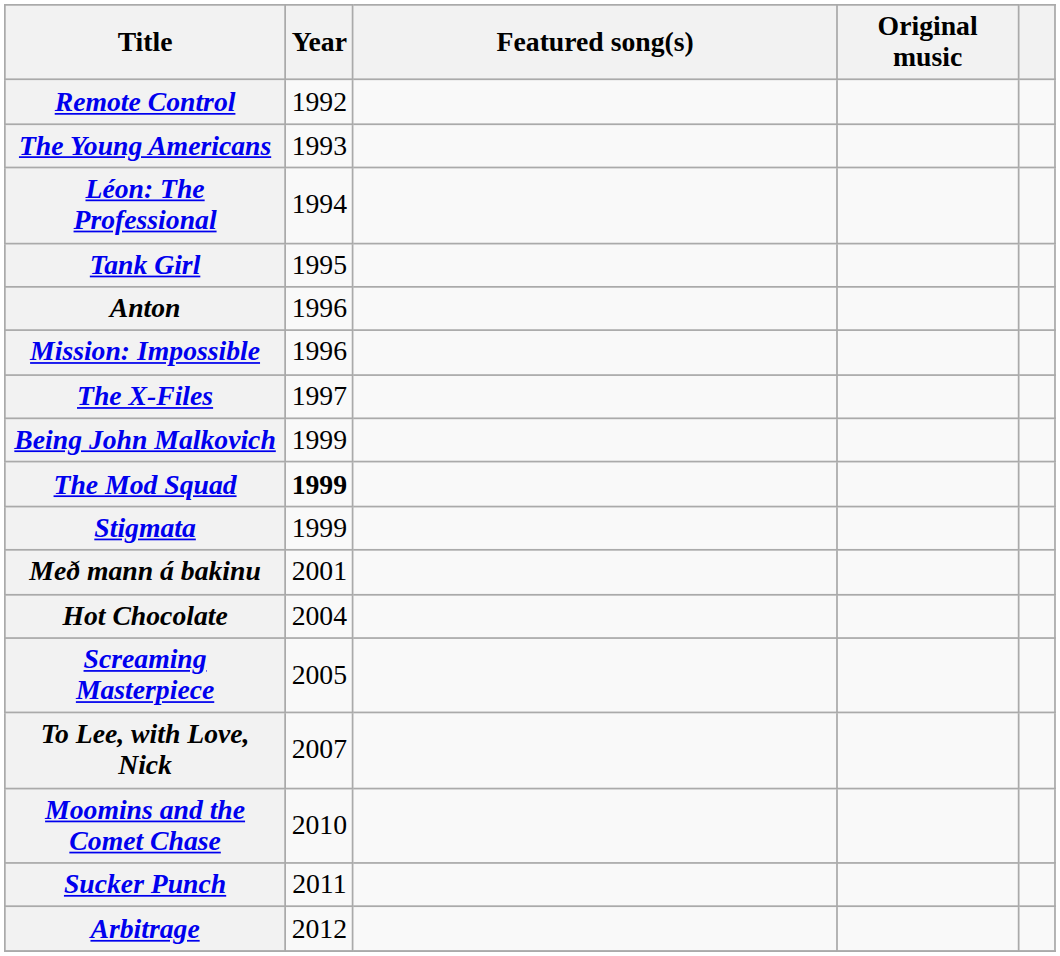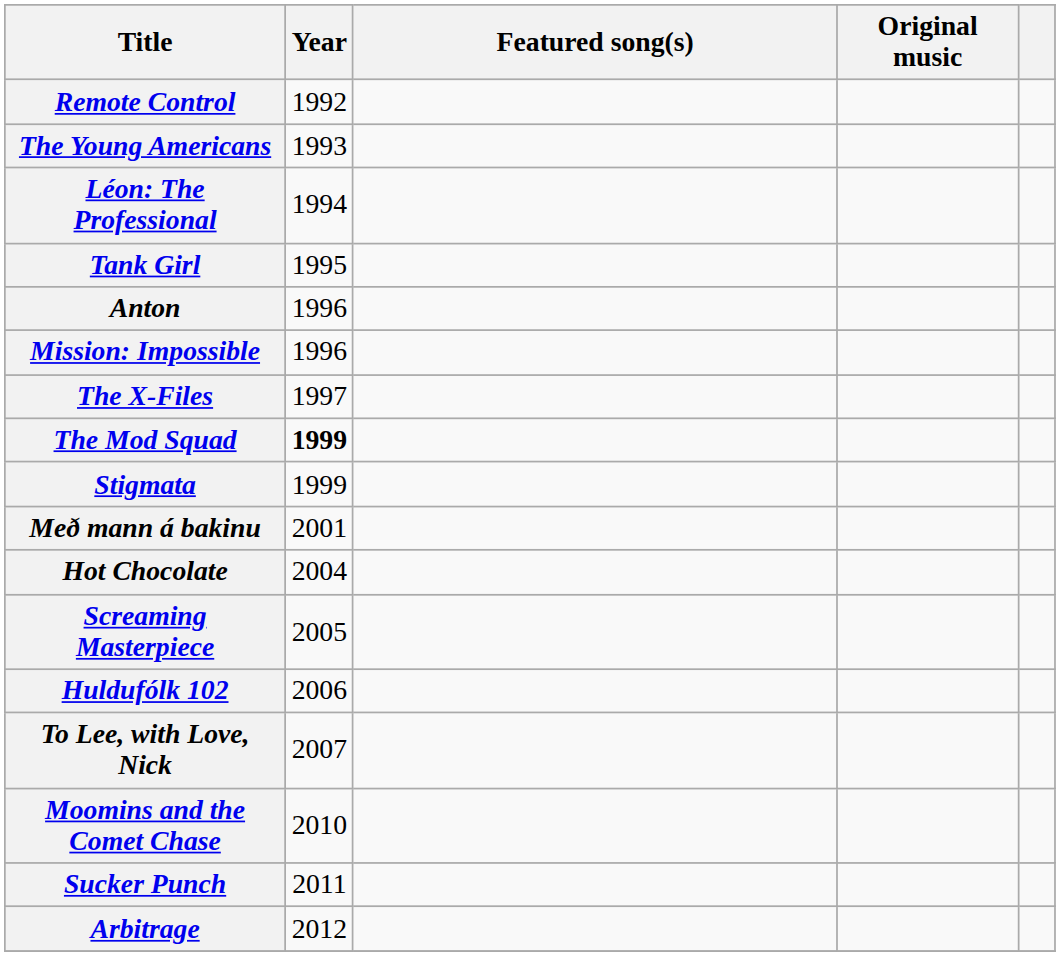- row: (145, 439)
+ row: (145, 690)
